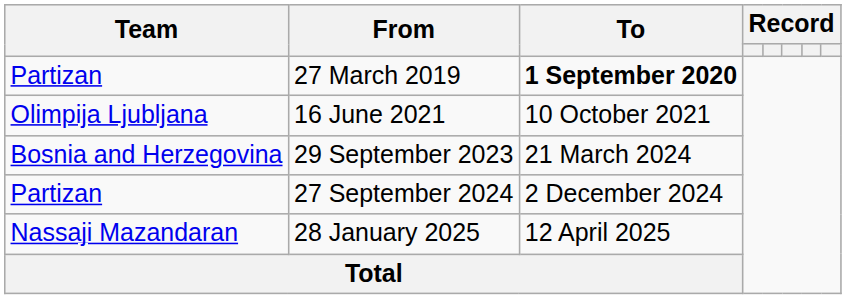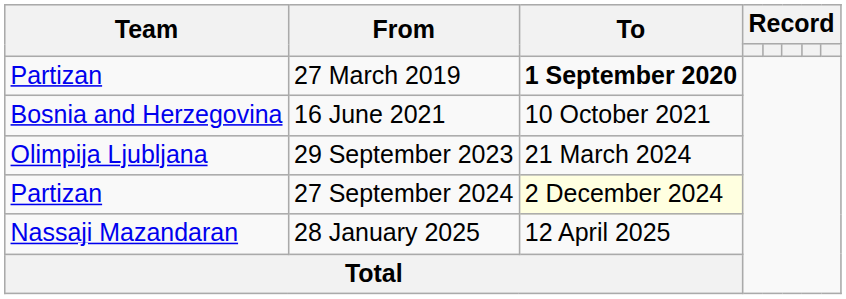(109, 114) Olimpija Ljubljana -> (147, 114) Bosnia and Herzegovina
(147, 154) Bosnia and Herzegovina -> (109, 154) Olimpija Ljubljana
(624, 194) no background -> (624, 194) lightyellow background
